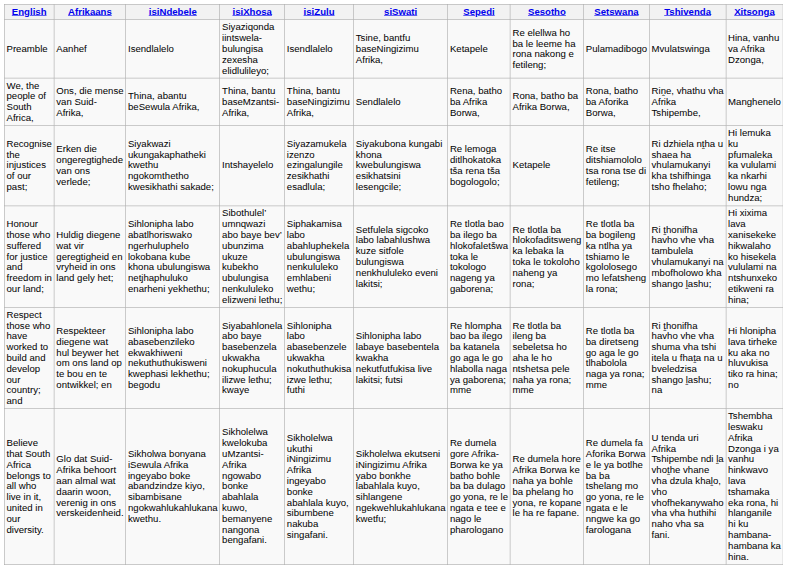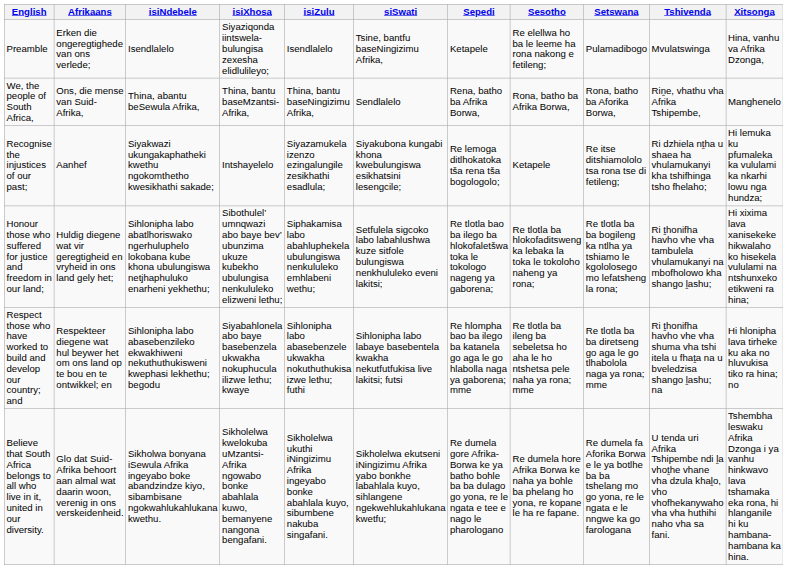(72, 48) Aanhef -> (90, 48) Erken die ongeregtighede van ons verlede;
(90, 165) Erken die ongeregtighede van ons verlede; -> (72, 165) Aanhef
